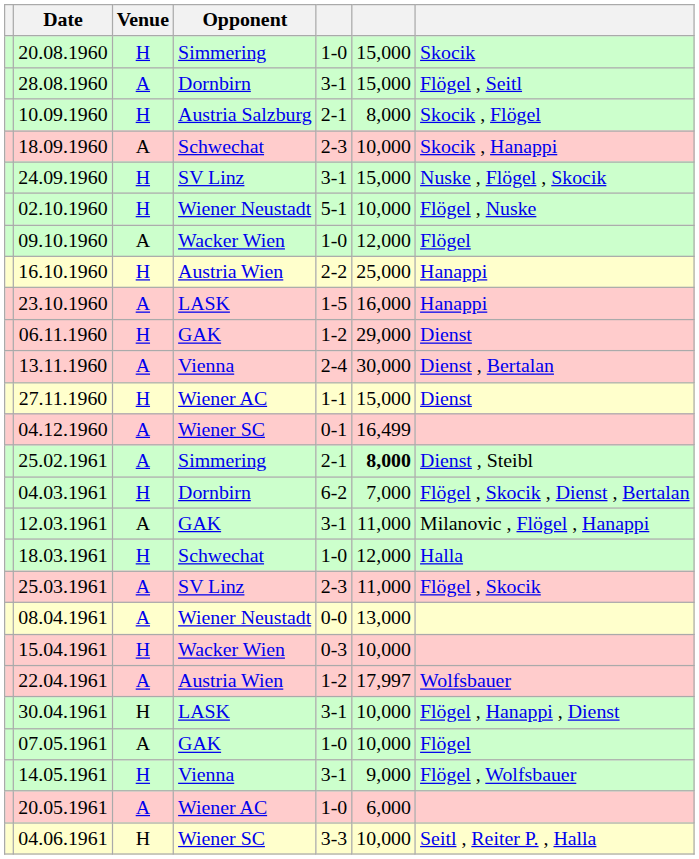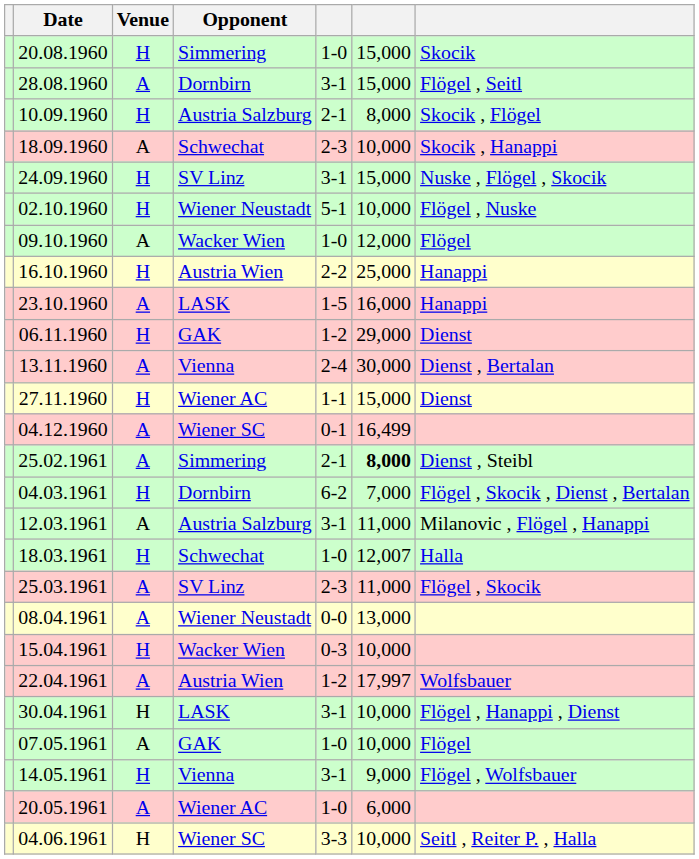(200, 523) GAK -> (245, 523) Austria Salzburg
(384, 555) 12,000 -> (384, 555) 12,007
